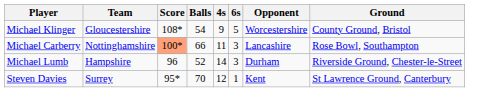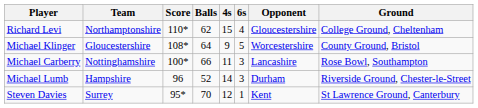+ row: (34, 29)
(200, 29) 54 -> (206, 45) 64
(172, 45) lightsalmon background -> (178, 62) no background
